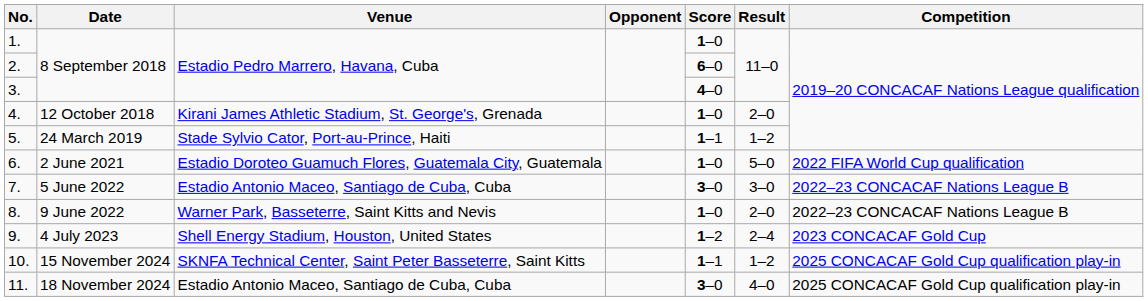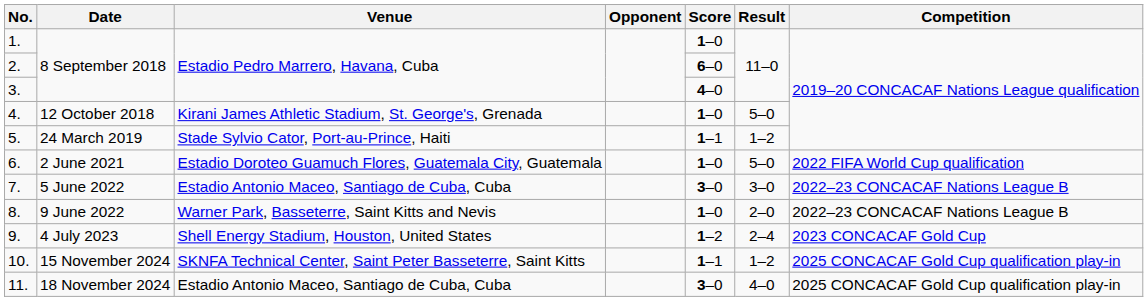(762, 114) 2–0 -> (762, 114) 5–0
